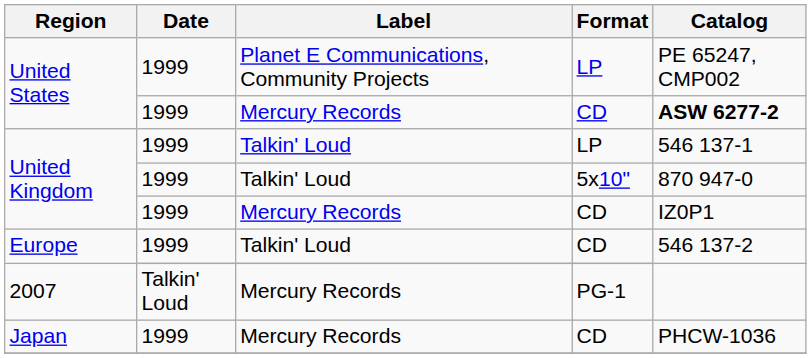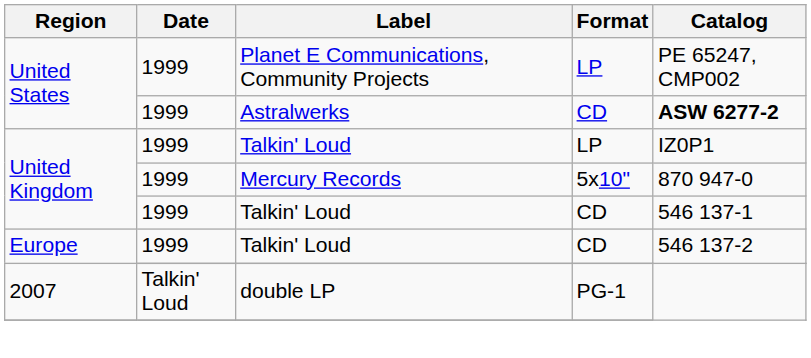(321, 111) Mercury Records -> (295, 111) Astralwerks
(705, 145) 546 137-1 -> (686, 145) IZ0P1
(296, 178) Talkin' Loud -> (321, 178) Mercury Records
(321, 212) Mercury Records -> (296, 212) Talkin' Loud
(686, 212) IZ0P1 -> (705, 212) 546 137-1
(321, 291) Mercury Records -> (288, 291) double LP
- row: (38, 336)
